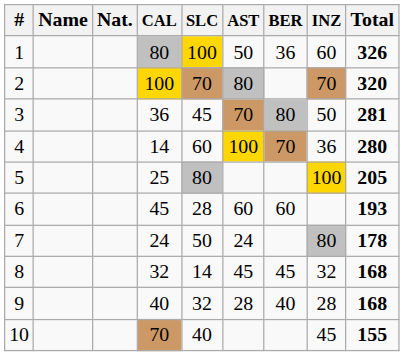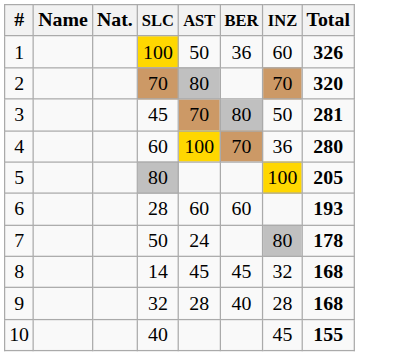- column: (159, 21)
